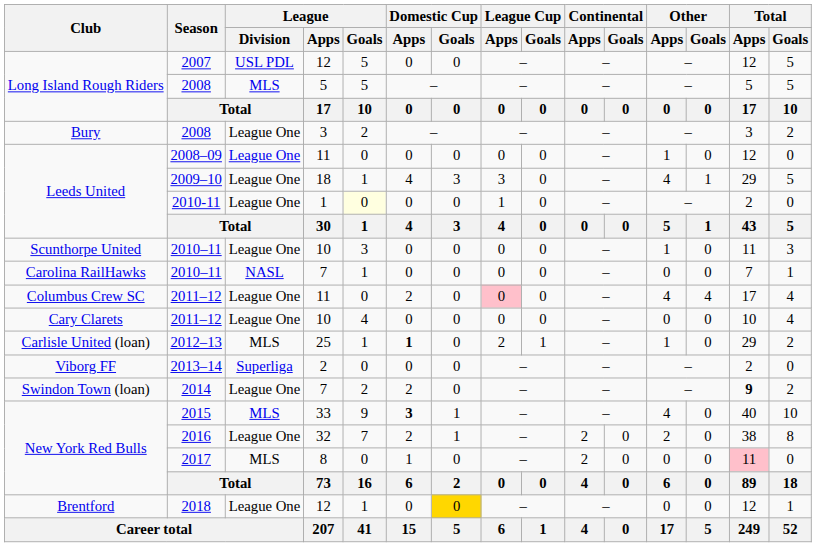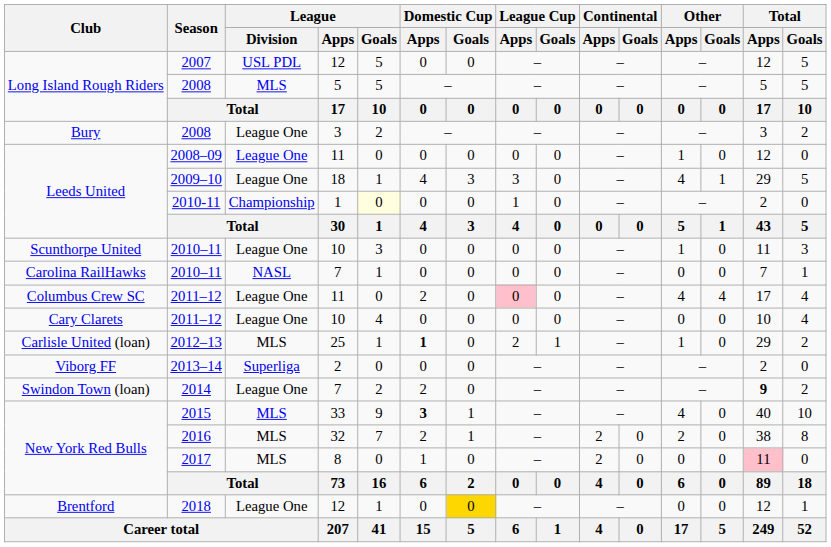(264, 202) League One -> (272, 202) Championship
(264, 436) League One -> (272, 436) MLS
